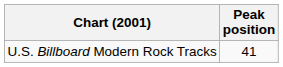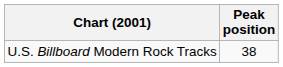(249, 51) 41 -> (249, 51) 38
